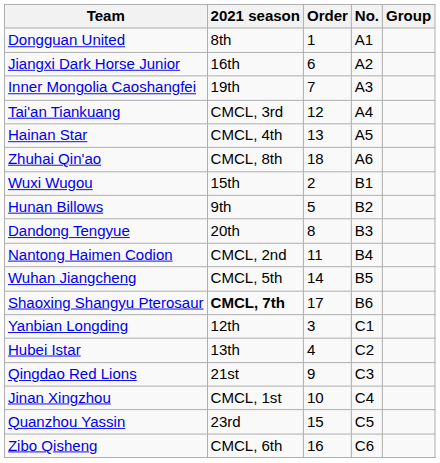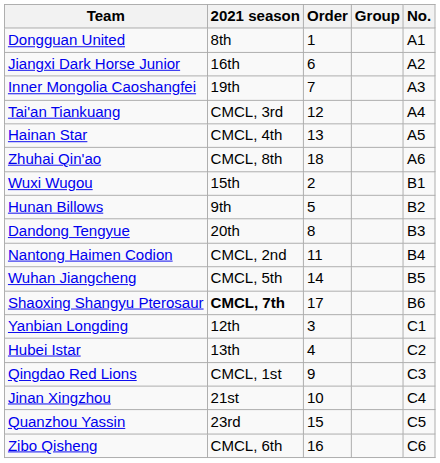columns swapped: (367, 16) <-> (409, 16)
(225, 374) 21st -> (246, 374) CMCL, 1st
(246, 398) CMCL, 1st -> (225, 398) 21st
